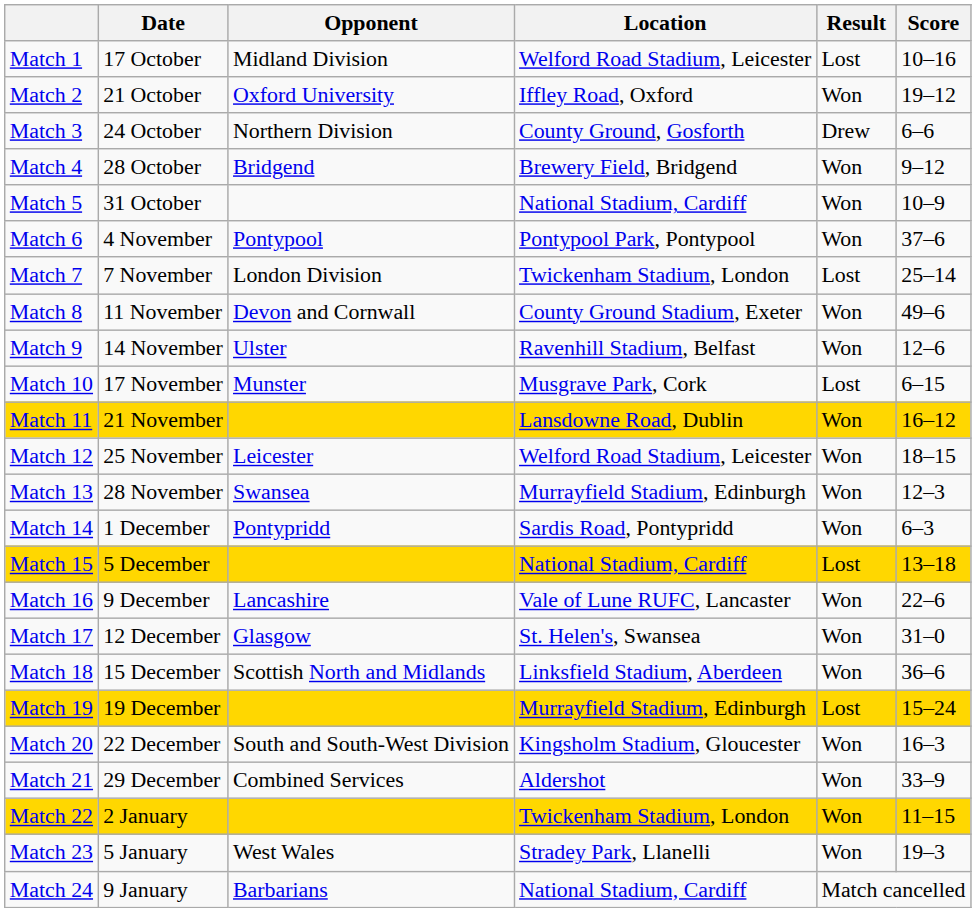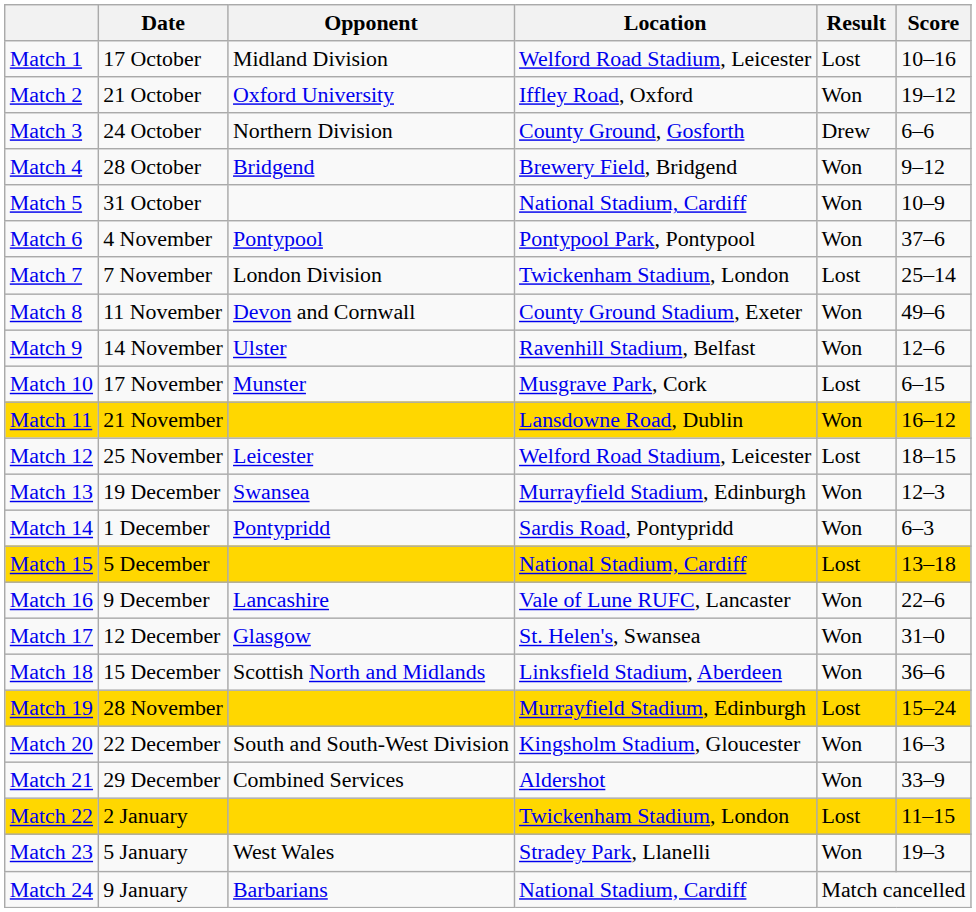(842, 455) Won -> (841, 455) Lost
(163, 491) 28 November -> (162, 491) 19 December
(162, 708) 19 December -> (163, 708) 28 November
(842, 816) Won -> (841, 816) Lost
